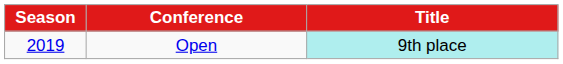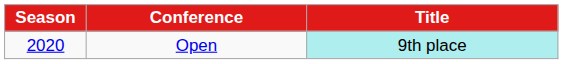(46, 44) 2019 -> (46, 44) 2020
